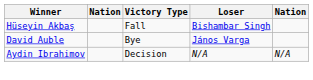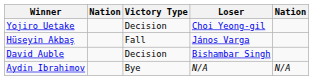+ row: (40, 26)
(231, 26) Bishambar Singh -> (221, 40) János Varga
(133, 40) Bye -> (146, 54) Decision
(221, 40) János Varga -> (231, 54) Bishambar Singh
(146, 54) Decision -> (133, 68) Bye
